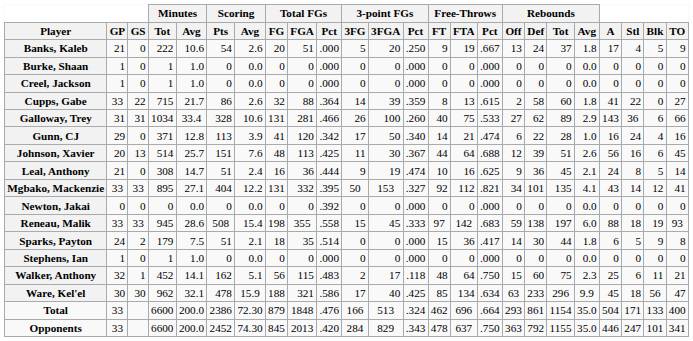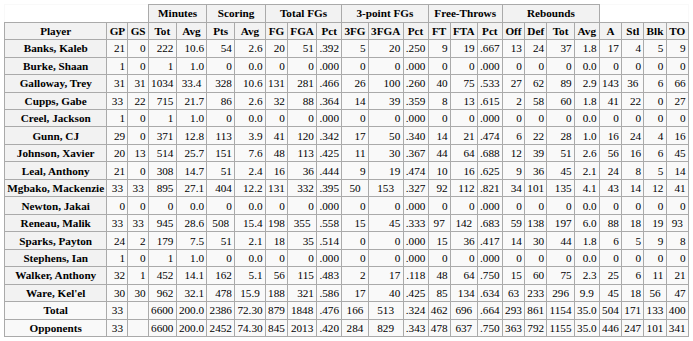(329, 48) .000 -> (329, 48) .392
rows swapped: (56, 83) <-> (56, 118)
(329, 206) .392 -> (329, 206) .000
